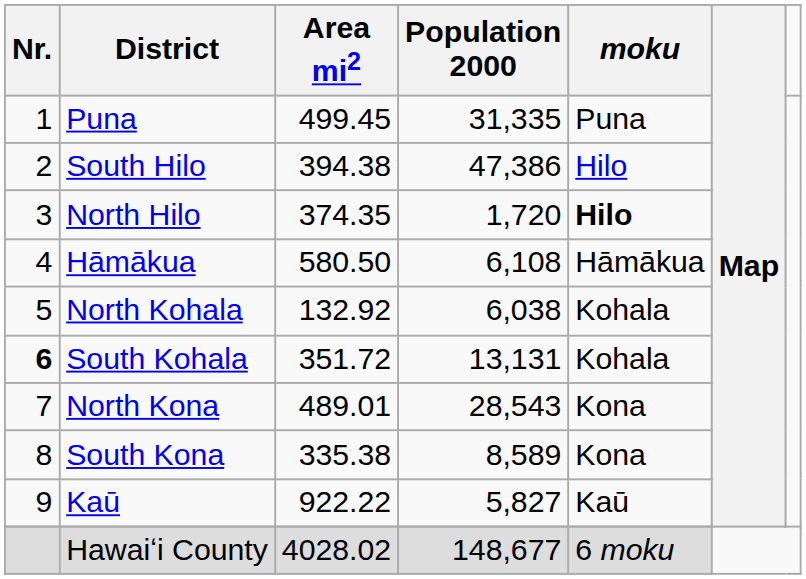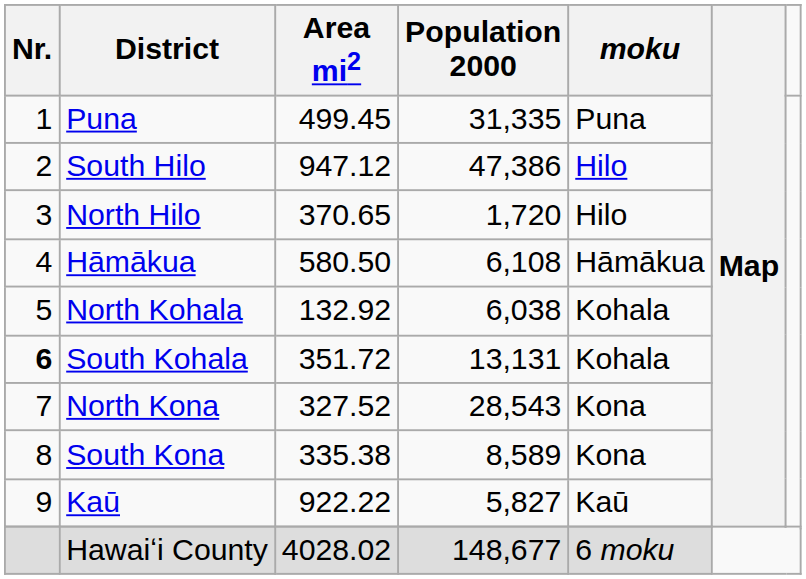(345, 166) 394.38 -> (345, 166) 947.12
(345, 214) 374.35 -> (345, 214) 370.65
(604, 214) bold -> (601, 214) normal
(345, 406) 489.01 -> (345, 406) 327.52
